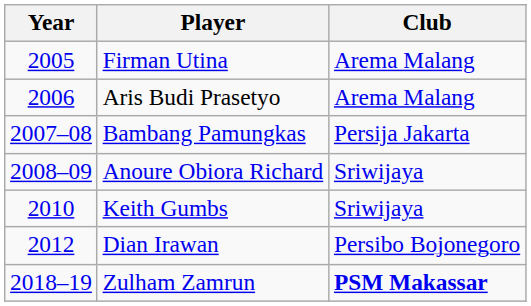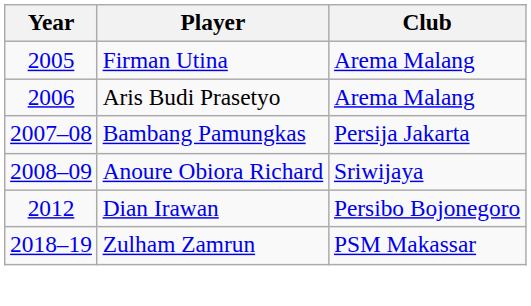- row: (165, 208)
(411, 282) bold -> (405, 245) normal
